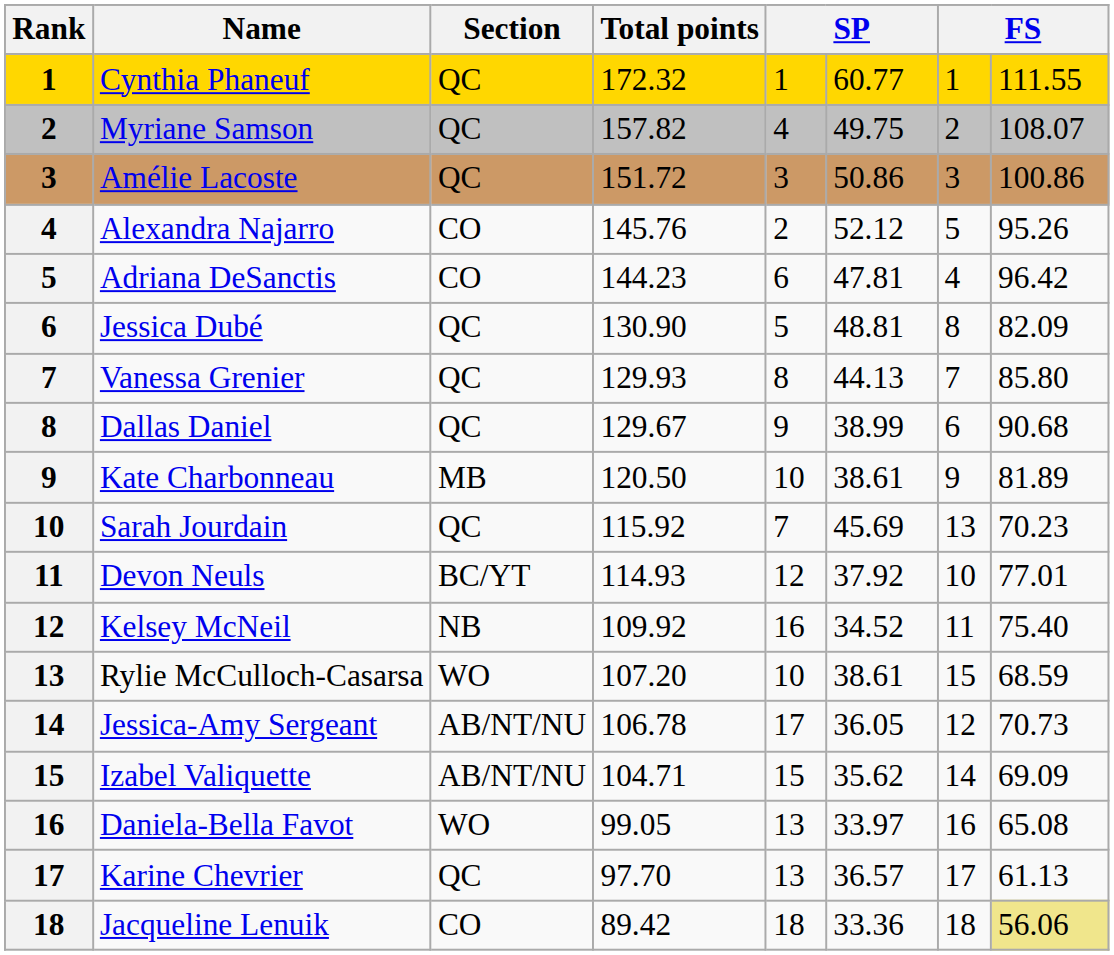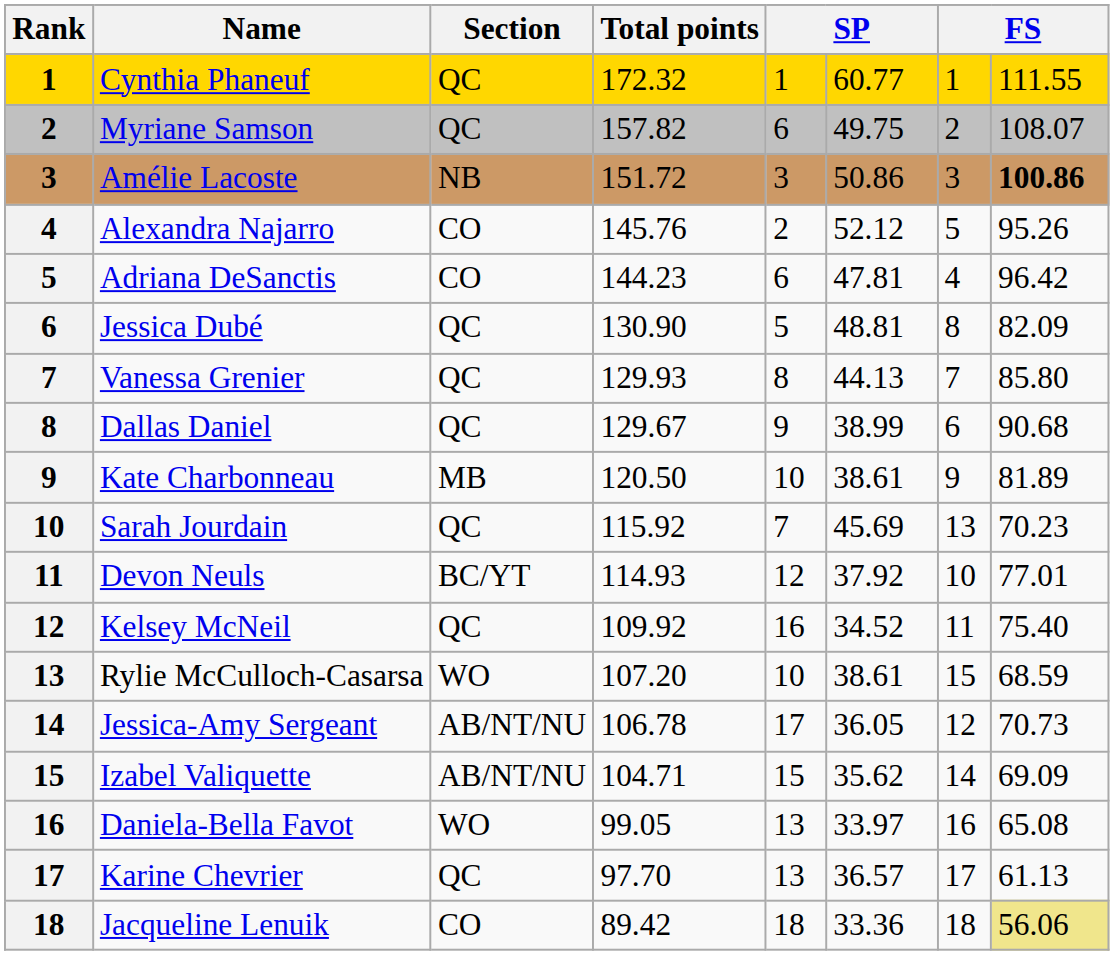(781, 128) 4 -> (781, 128) 6
(460, 178) QC -> (460, 178) NB
(1041, 178) normal -> (1041, 178) bold
(460, 626) NB -> (460, 626) QC
